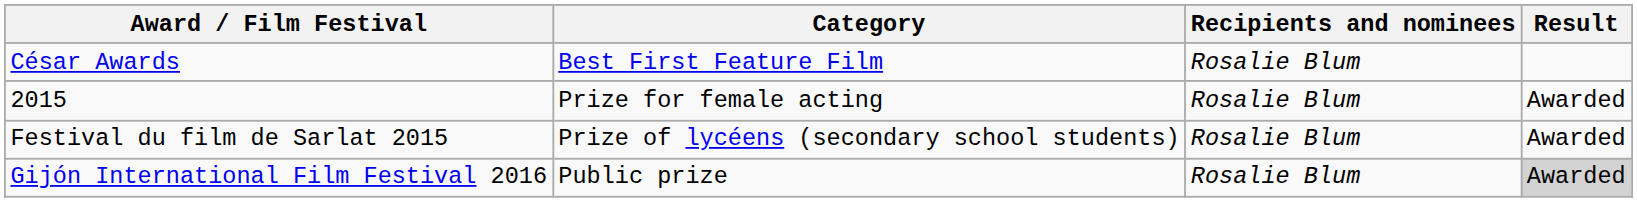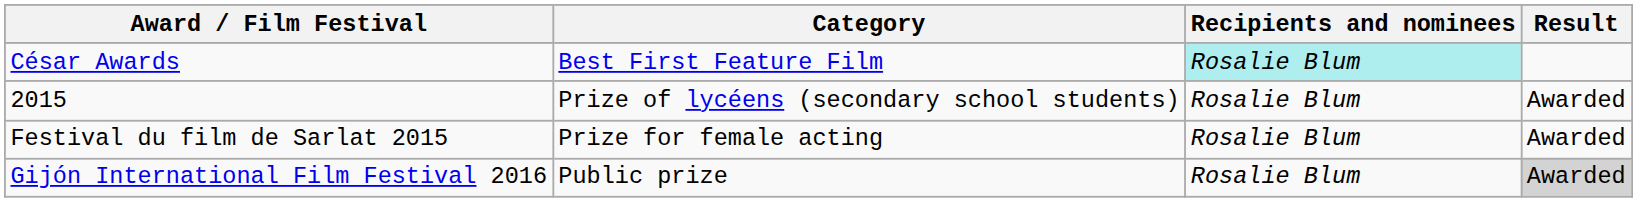(1276, 62) no background -> (1276, 62) paleturquoise background
(721, 101) Prize for female acting -> (869, 101) Prize of lycéens (secondary school students)
(869, 139) Prize of lycéens (secondary school students) -> (721, 139) Prize for female acting
